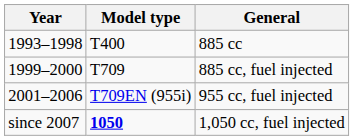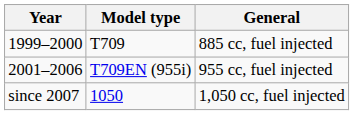- row: (221, 43)
(107, 122) bold -> (107, 95) normal
